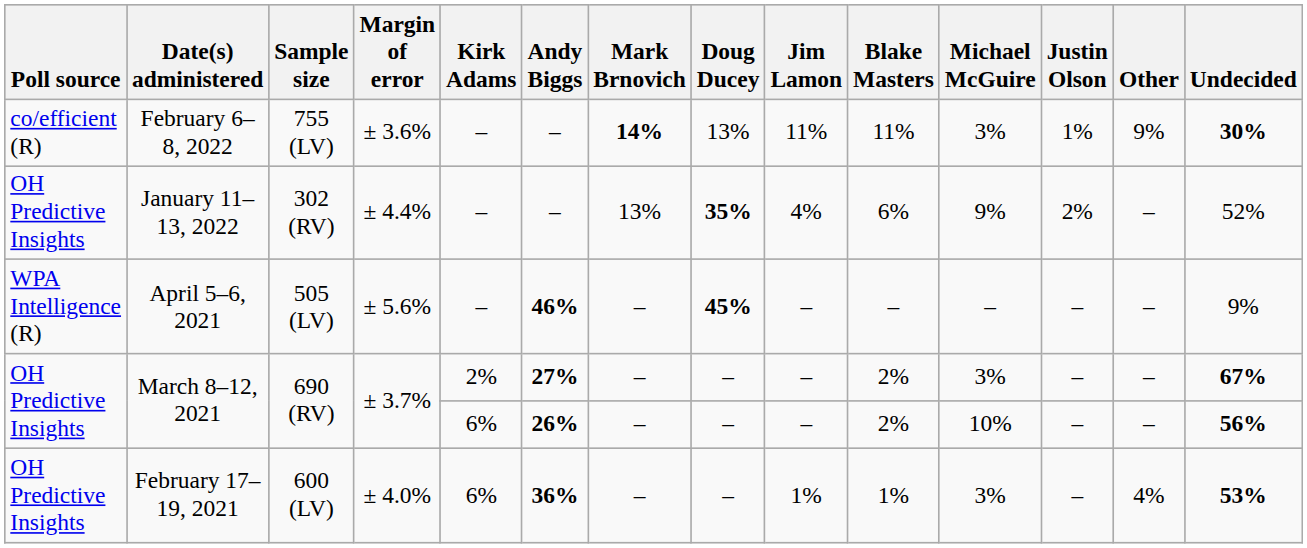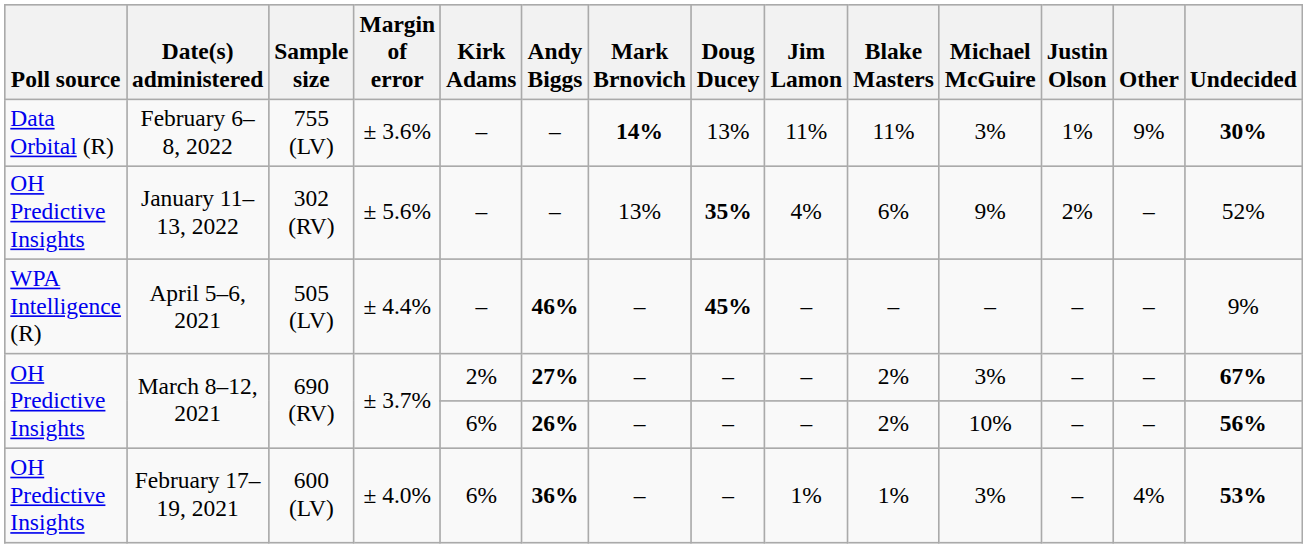(64, 132) co/efficient (R) -> (62, 132) Data Orbital (R)
(397, 212) ± 4.4% -> (397, 212) ± 5.6%
(397, 306) ± 5.6% -> (397, 306) ± 4.4%
